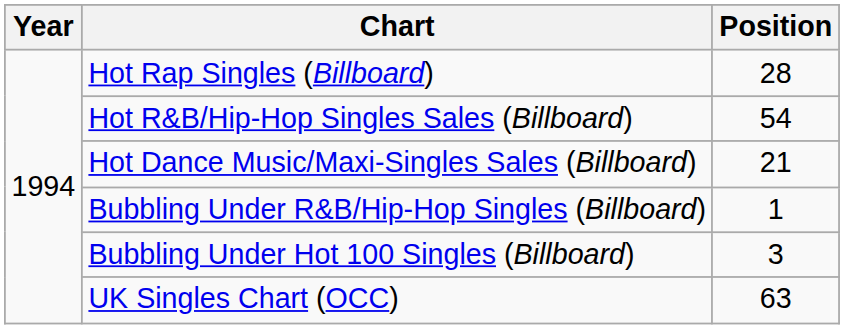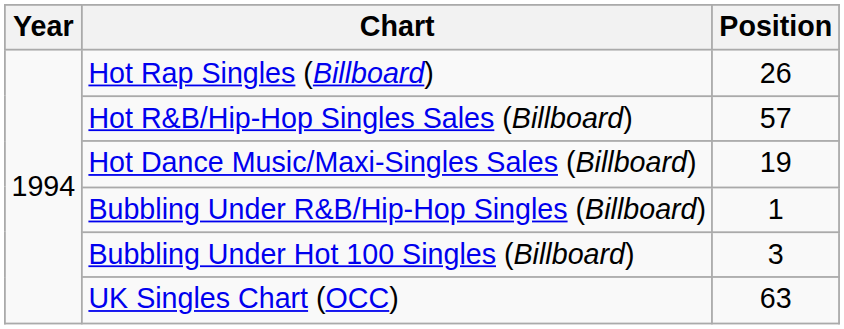(776, 72) 28 -> (776, 72) 26
(776, 118) 54 -> (776, 118) 57
(776, 163) 21 -> (776, 163) 19
